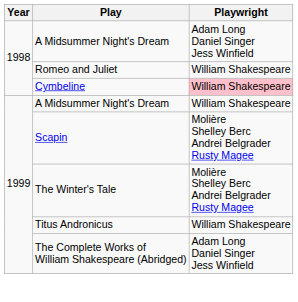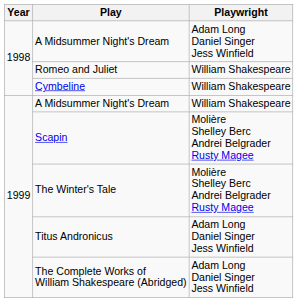(241, 86) pink background -> (241, 86) no background
(241, 225) William Shakespeare -> (223, 237) Adam Long Daniel Singer Jess Winfield
